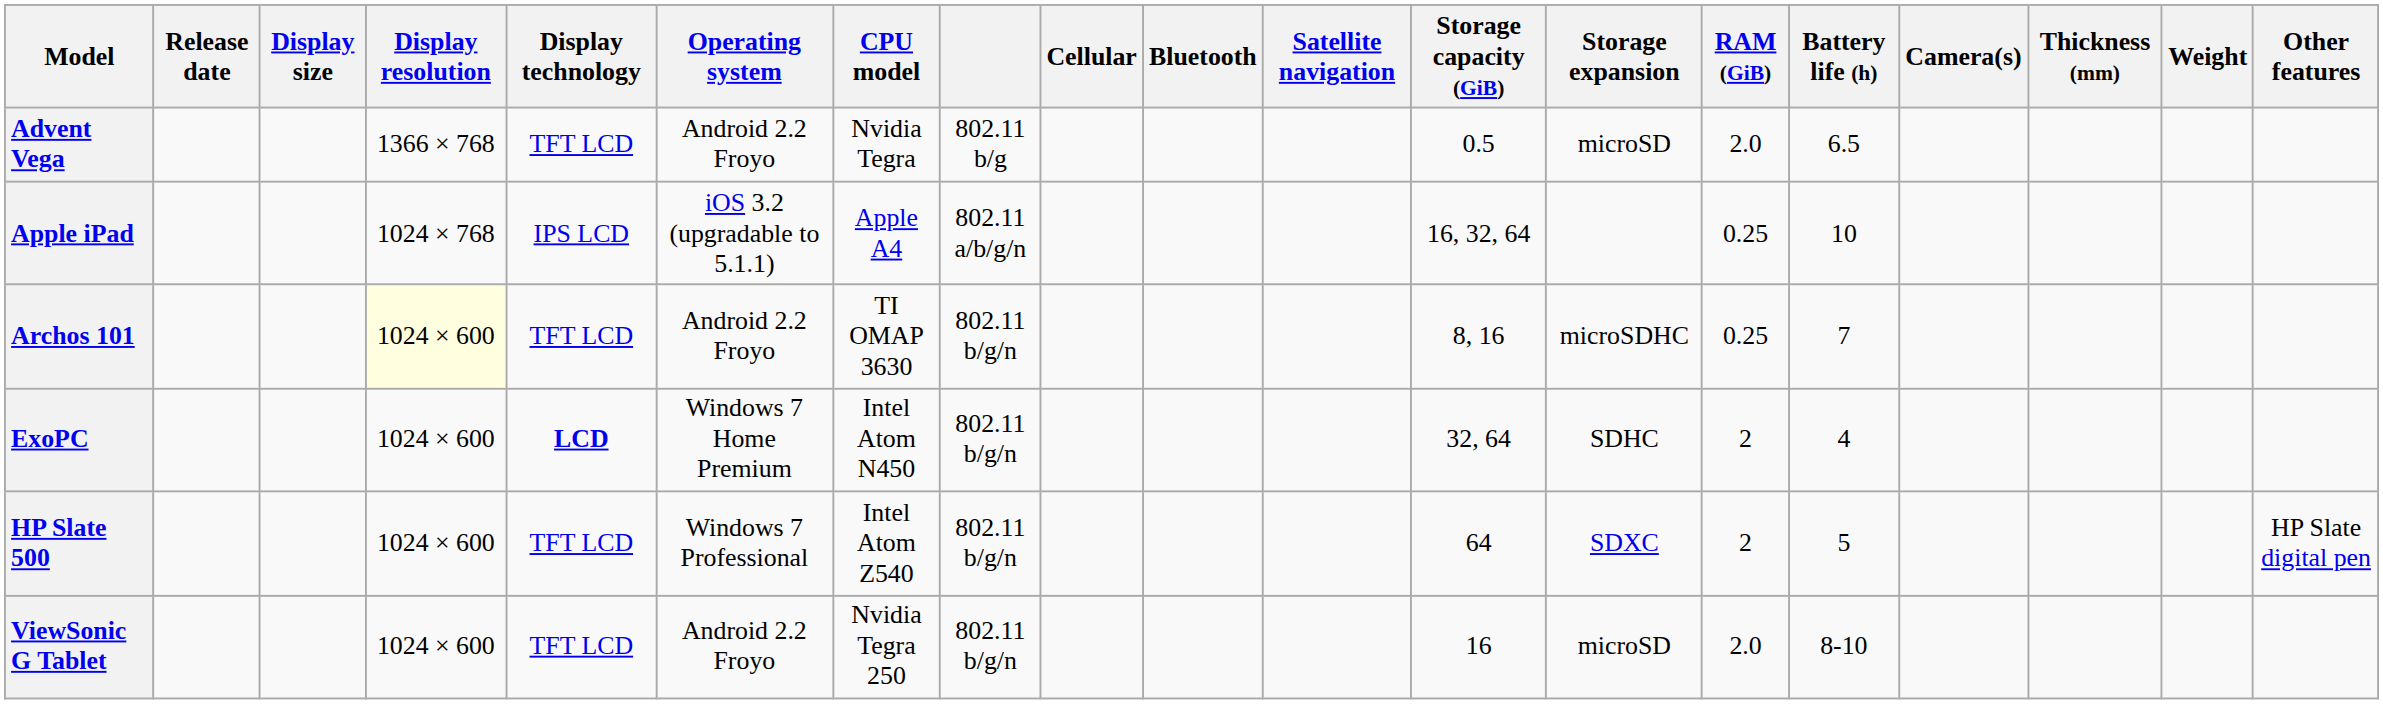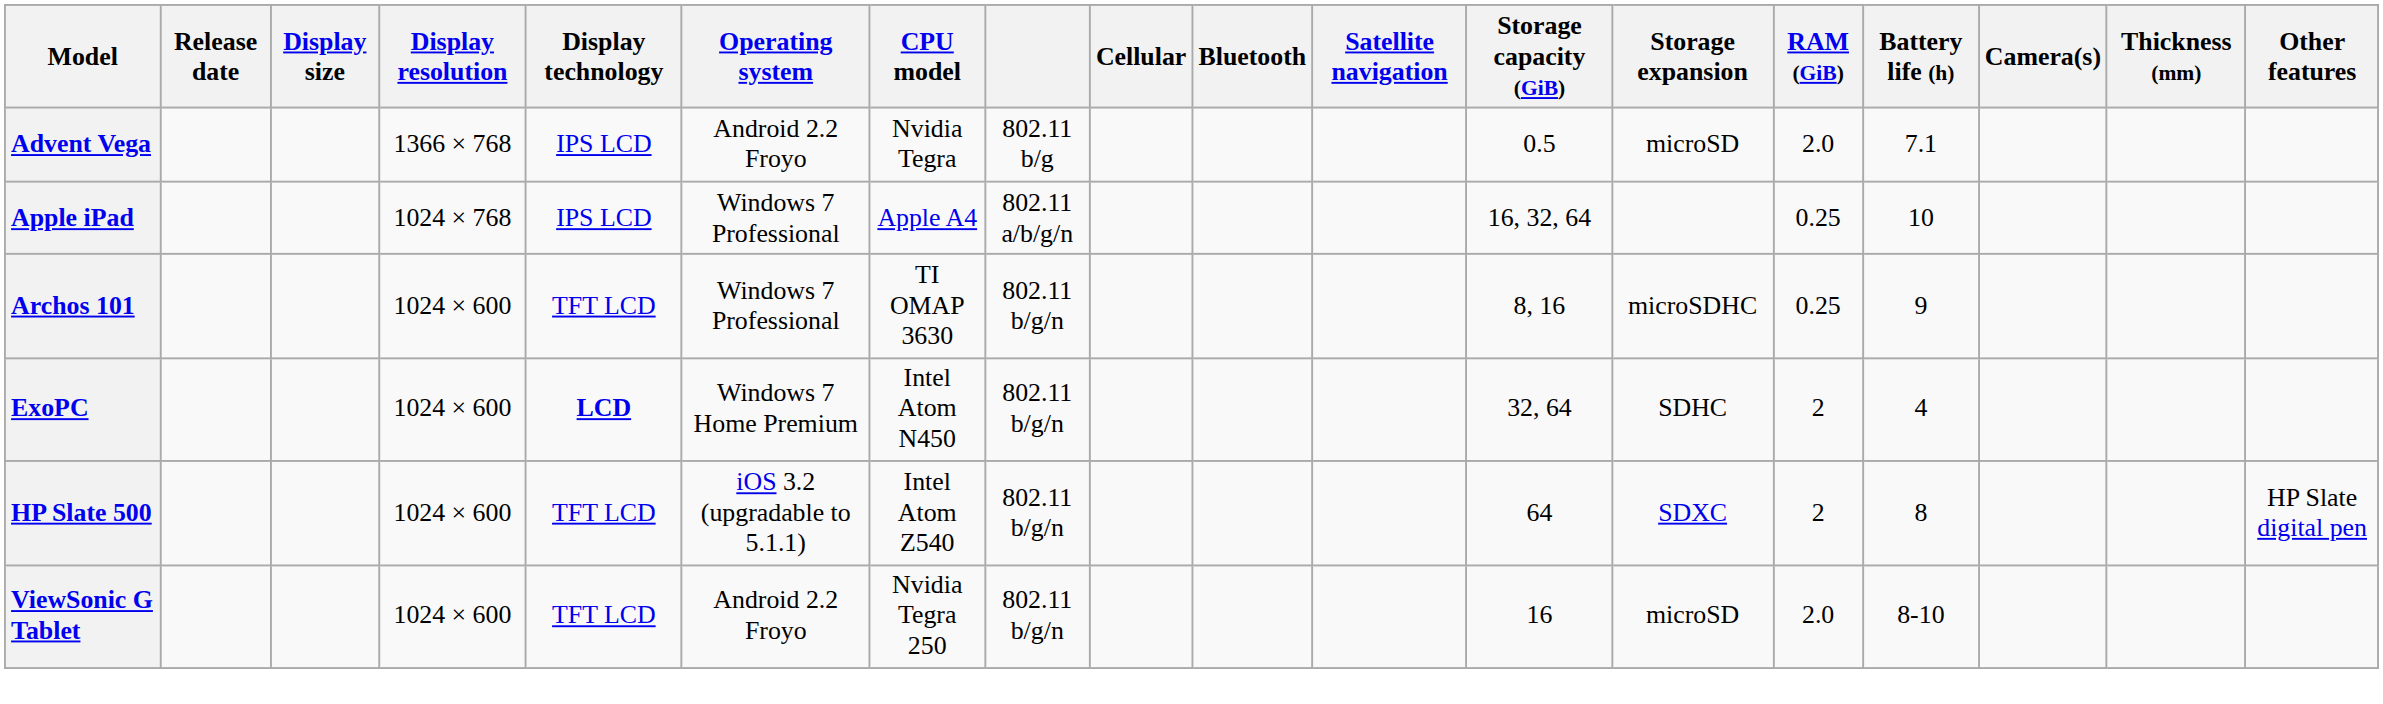- column: (2208, 55)
(581, 144) TFT LCD -> (604, 144) IPS LCD
(1844, 144) 6.5 -> (1921, 144) 7.1
(744, 232) iOS 3.2 (upgradable to 5.1.1) -> (776, 217) Windows 7 Professional
(436, 335) lightyellow background -> (452, 305) no background
(744, 335) Android 2.2 Froyo -> (776, 305) Windows 7 Professional
(1844, 335) 7 -> (1921, 305) 9
(744, 542) Windows 7 Professional -> (776, 512) iOS 3.2 (upgradable to 5.1.1)
(1844, 542) 5 -> (1921, 512) 8
